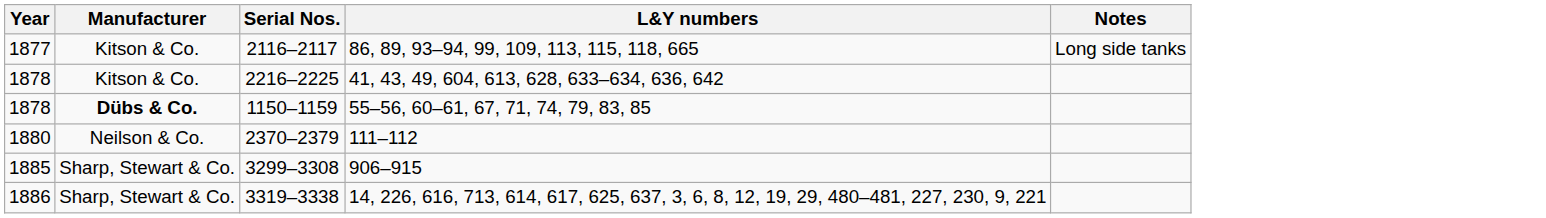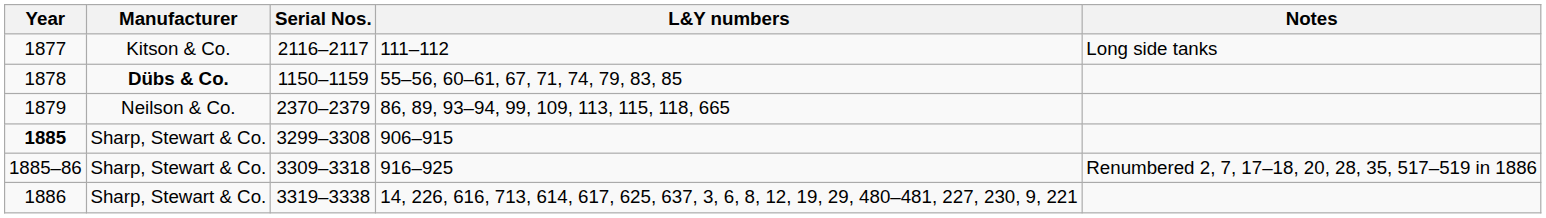(524, 49) 86, 89, 93–94, 99, 109, 113, 115, 118, 665 -> (415, 49) 111–112
- row: (292, 78)
(30, 138) 1880 -> (45, 108) 1879
(383, 138) 111–112 -> (555, 108) 86, 89, 93–94, 99, 109, 113, 115, 118, 665
(30, 167) normal -> (45, 138) bold
+ row: (323, 167)
